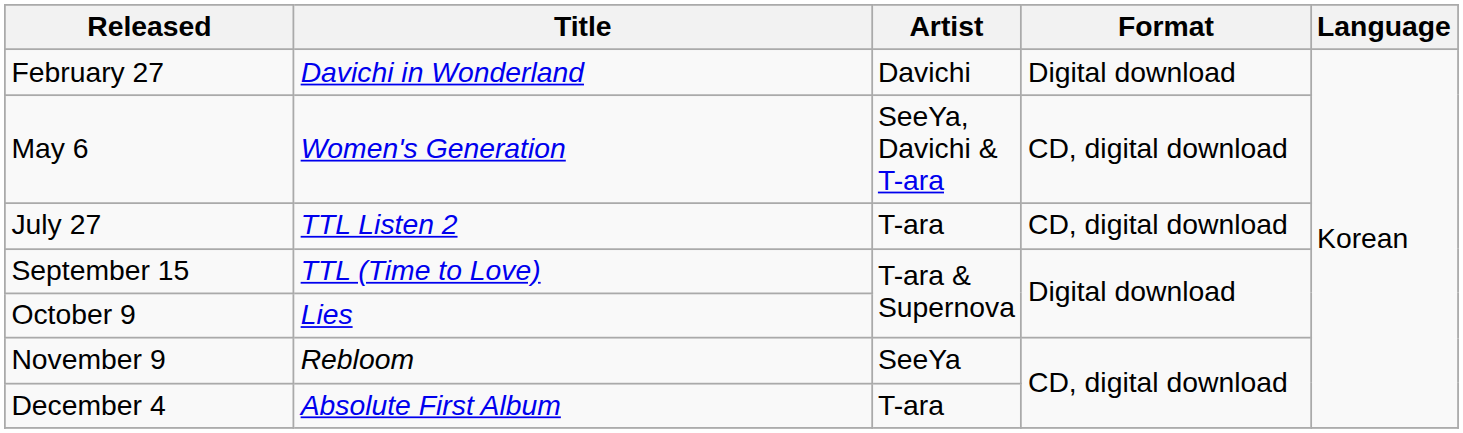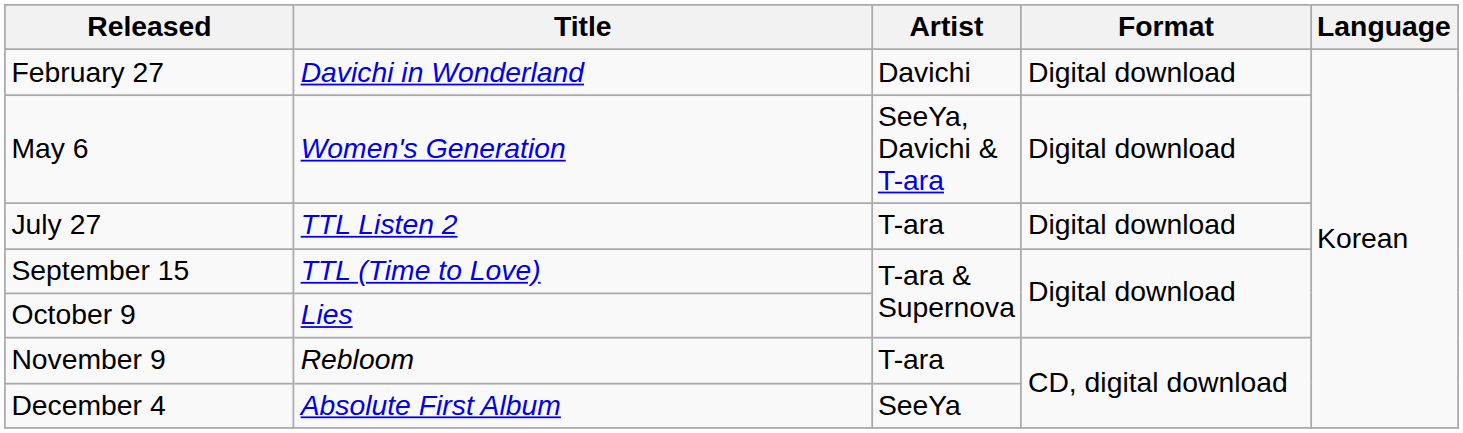(1158, 148) CD, digital download -> (1132, 148) Digital download
(1158, 225) CD, digital download -> (1132, 225) Digital download
(919, 360) SeeYa -> (911, 360) T-ara
(911, 405) T-ara -> (919, 405) SeeYa
